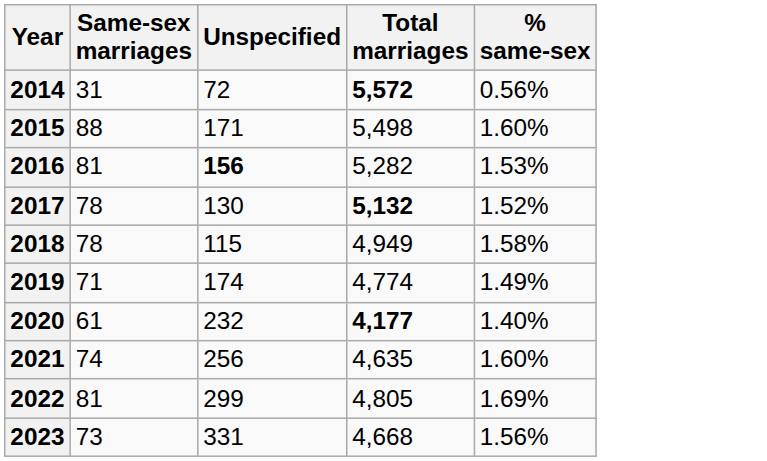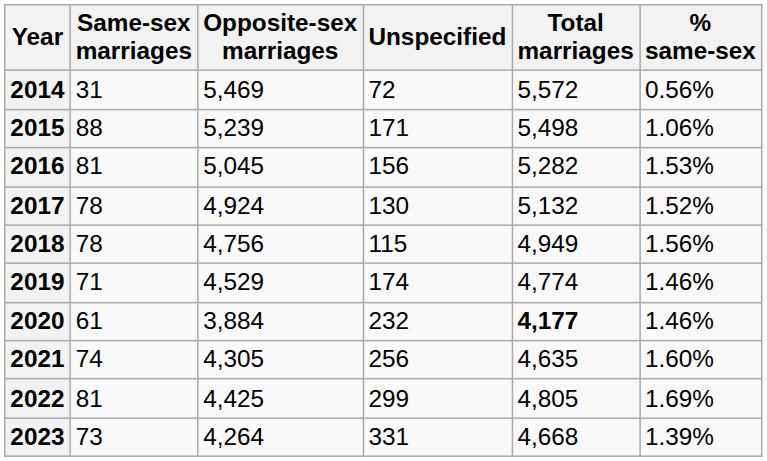+ column: (280, 37)
(383, 89) bold -> (548, 89) normal
(514, 128) 1.60% -> (679, 128) 1.06%
(223, 166) bold -> (389, 166) normal
(383, 205) bold -> (548, 205) normal
(514, 243) 1.58% -> (679, 243) 1.56%
(514, 282) 1.49% -> (679, 282) 1.46%
(514, 321) 1.40% -> (679, 321) 1.46%
(514, 436) 1.56% -> (679, 436) 1.39%
